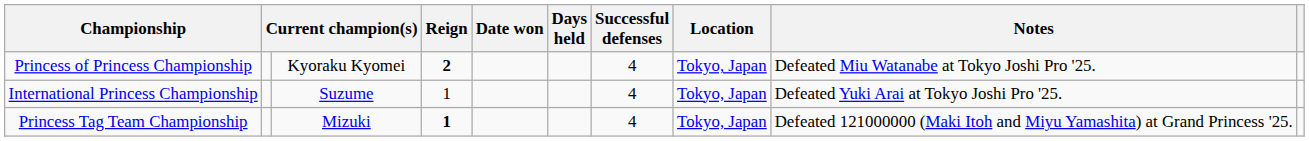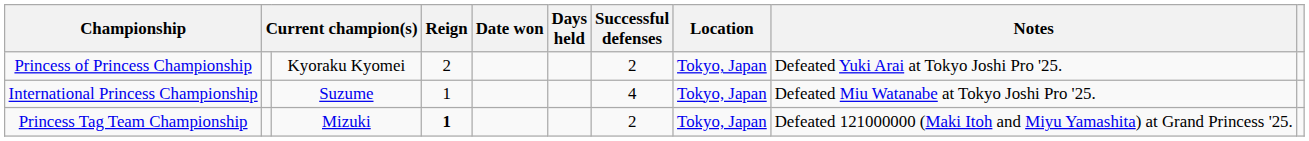(447, 65) bold -> (447, 65) normal
(632, 65) 4 -> (632, 65) 2
(935, 65) Defeated Miu Watanabe at Tokyo Joshi Pro '25. -> (918, 65) Defeated Yuki Arai at Tokyo Joshi Pro '25.
(918, 93) Defeated Yuki Arai at Tokyo Joshi Pro '25. -> (935, 93) Defeated Miu Watanabe at Tokyo Joshi Pro '25.
(632, 121) 4 -> (632, 121) 2
